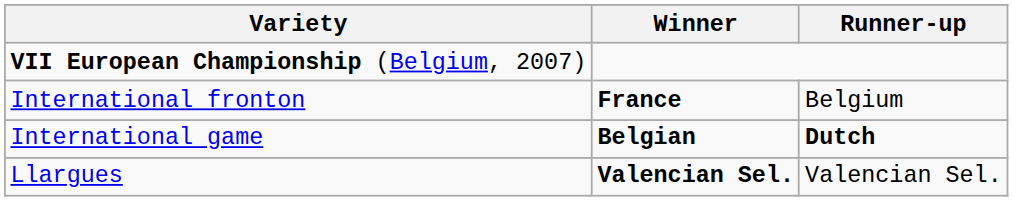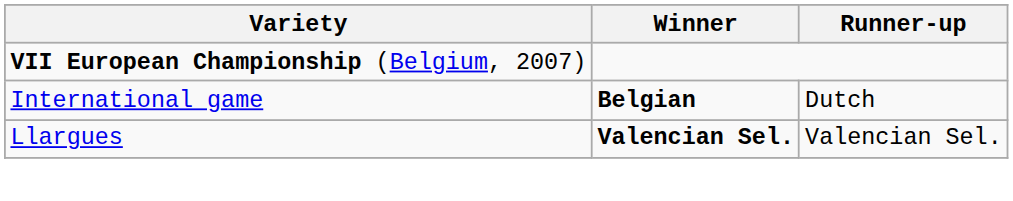- row: (158, 100)
(840, 138) bold -> (840, 100) normal
